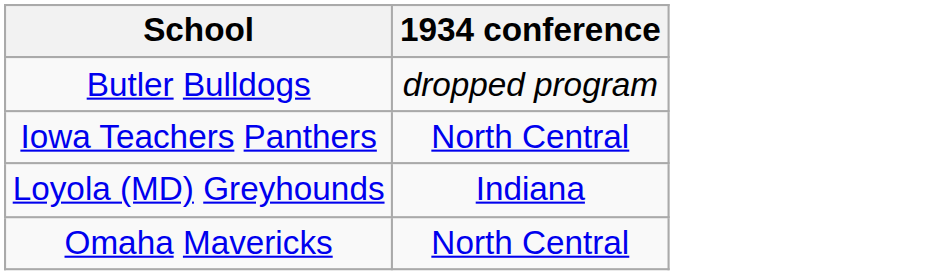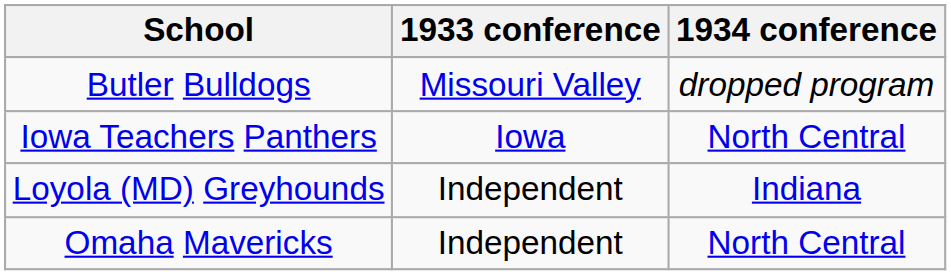+ column: (530, 30)
